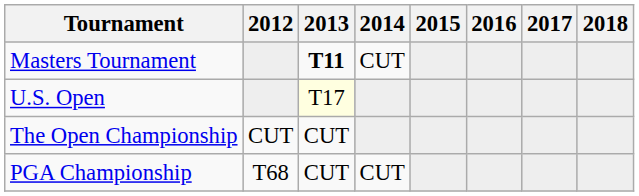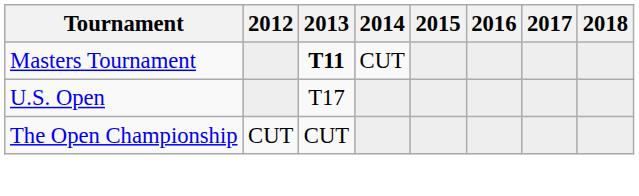(326, 98) lightyellow background -> (326, 98) no background
- row: (101, 172)
